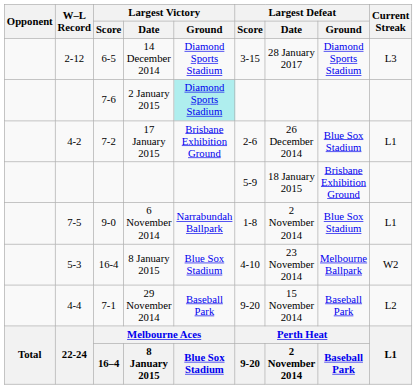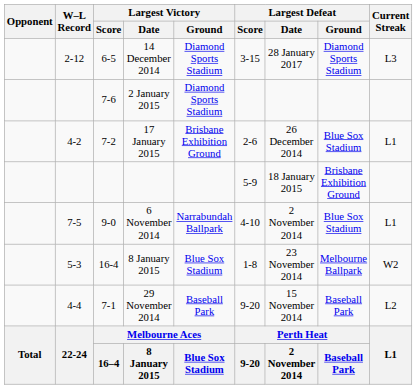(204, 100) paleturquoise background -> (204, 100) no background
(250, 223) 1-8 -> (250, 223) 4-10
(250, 264) 4-10 -> (250, 264) 1-8
